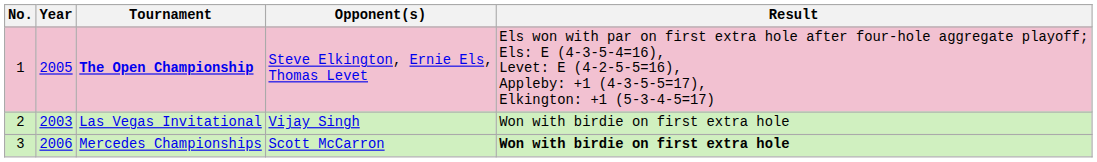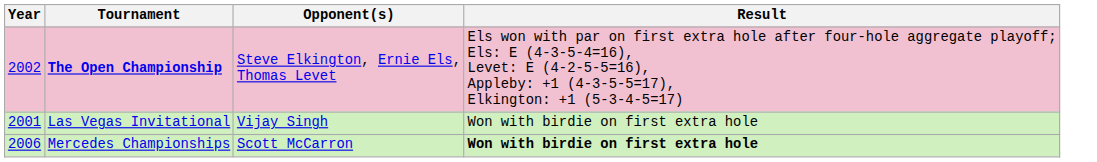- column: (20, 16)
(56, 70) 2005 -> (24, 70) 2002
(56, 123) 2003 -> (24, 123) 2001
